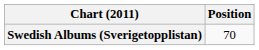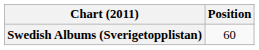(229, 34) 70 -> (229, 34) 60
